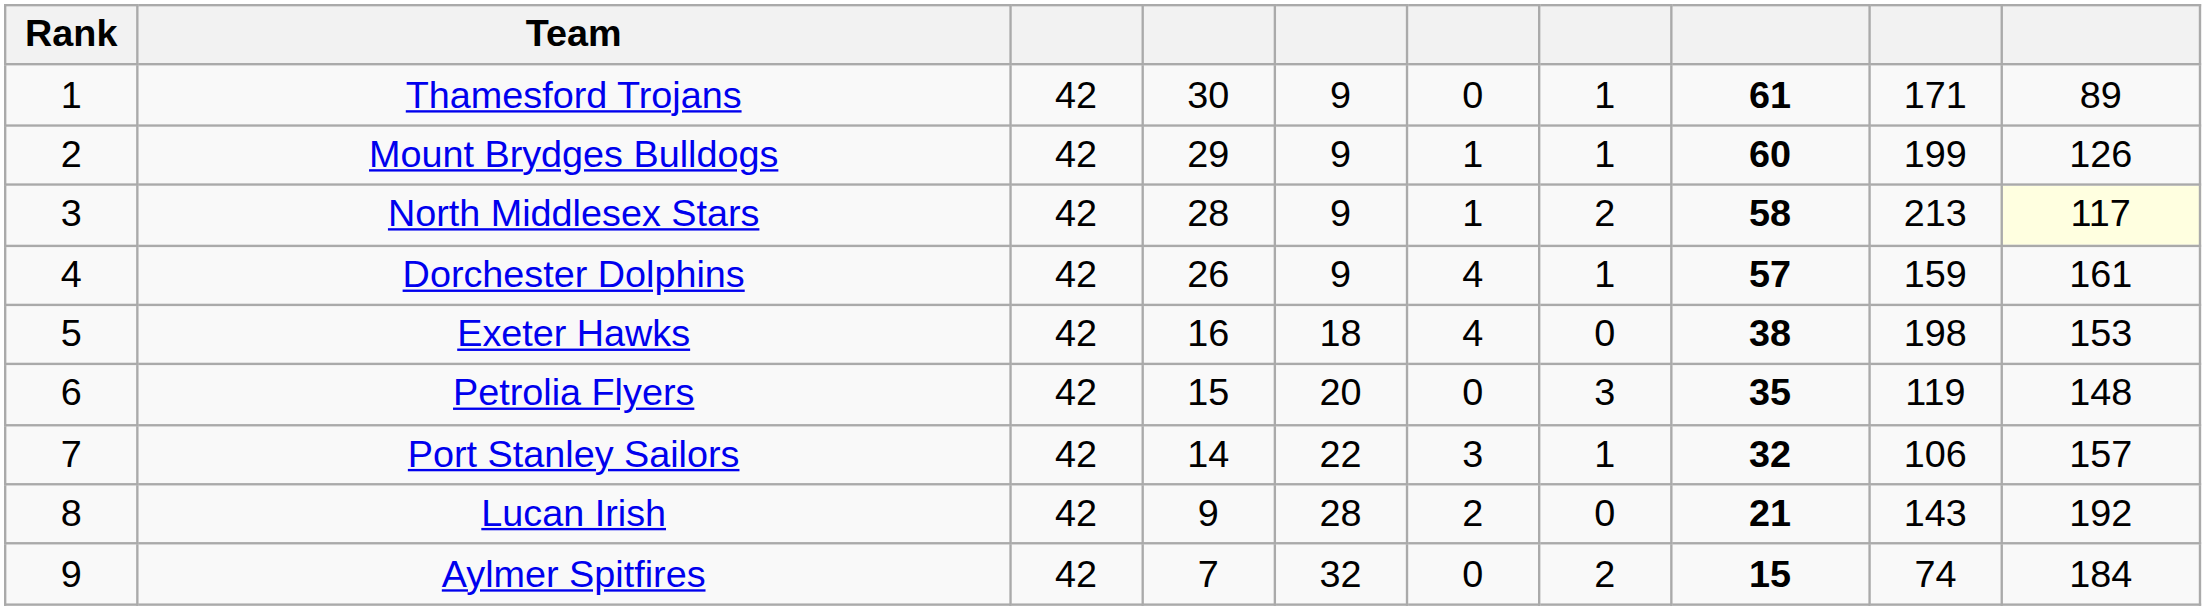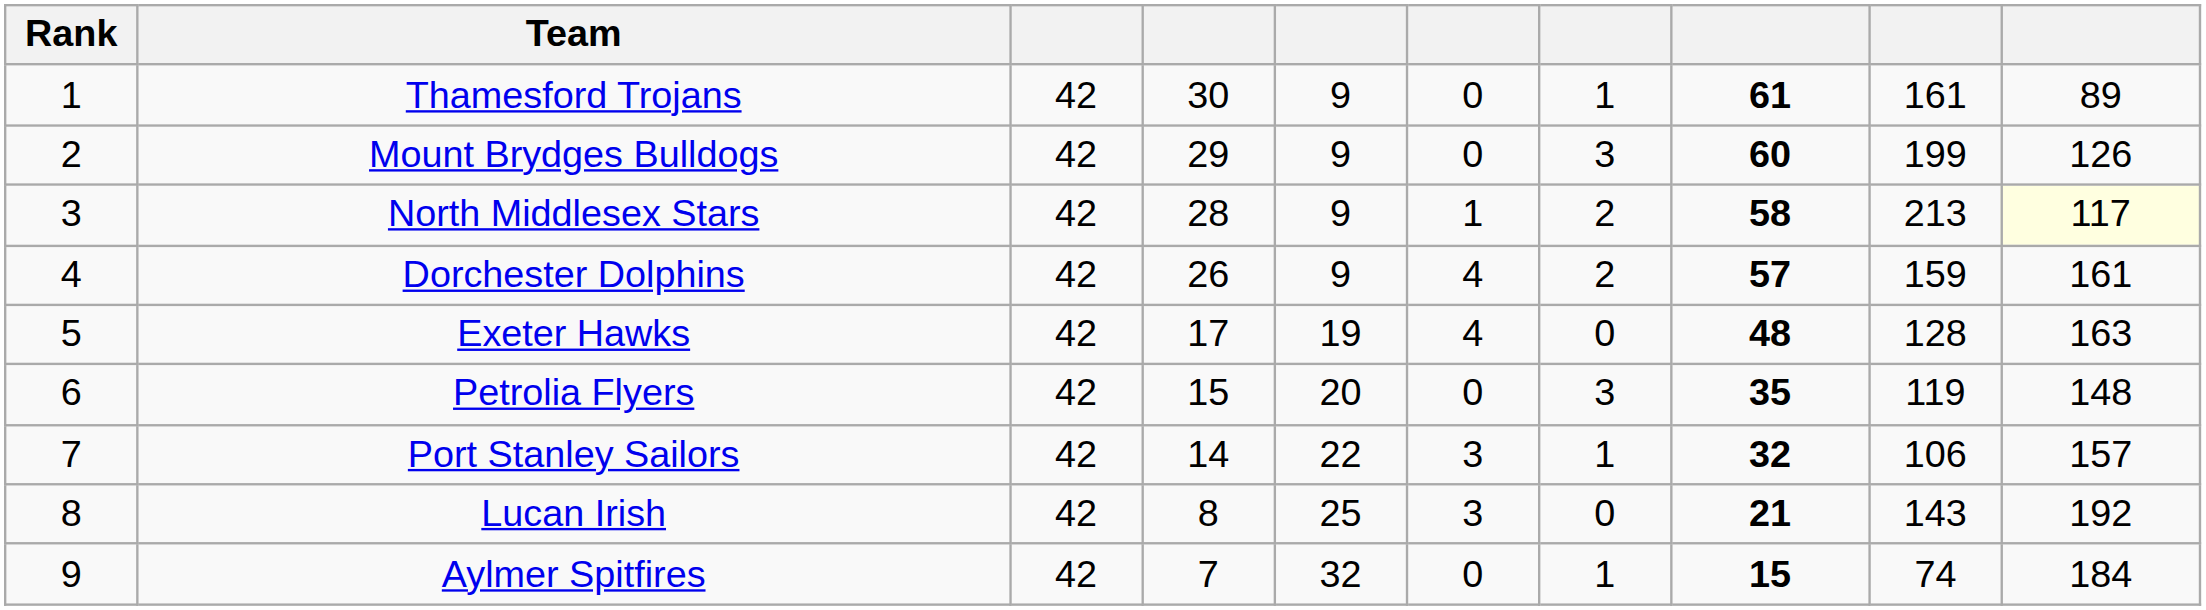(1935, 94) 171 -> (1935, 94) 161
(1473, 154) 1 -> (1473, 154) 0
(1605, 154) 1 -> (1605, 154) 3
(1605, 273) 1 -> (1605, 273) 2
(1208, 333) 16 -> (1208, 333) 17
(1340, 333) 18 -> (1340, 333) 19
(1770, 333) 38 -> (1770, 333) 48
(1935, 333) 198 -> (1935, 333) 128
(2101, 333) 153 -> (2101, 333) 163
(1208, 513) 9 -> (1208, 513) 8
(1340, 513) 28 -> (1340, 513) 25
(1473, 513) 2 -> (1473, 513) 3
(1605, 573) 2 -> (1605, 573) 1
